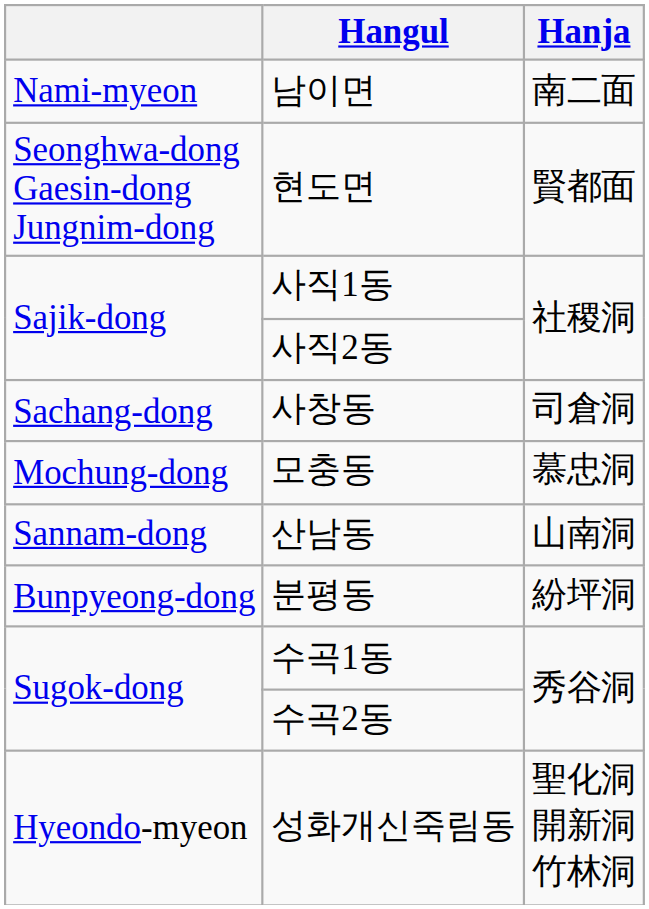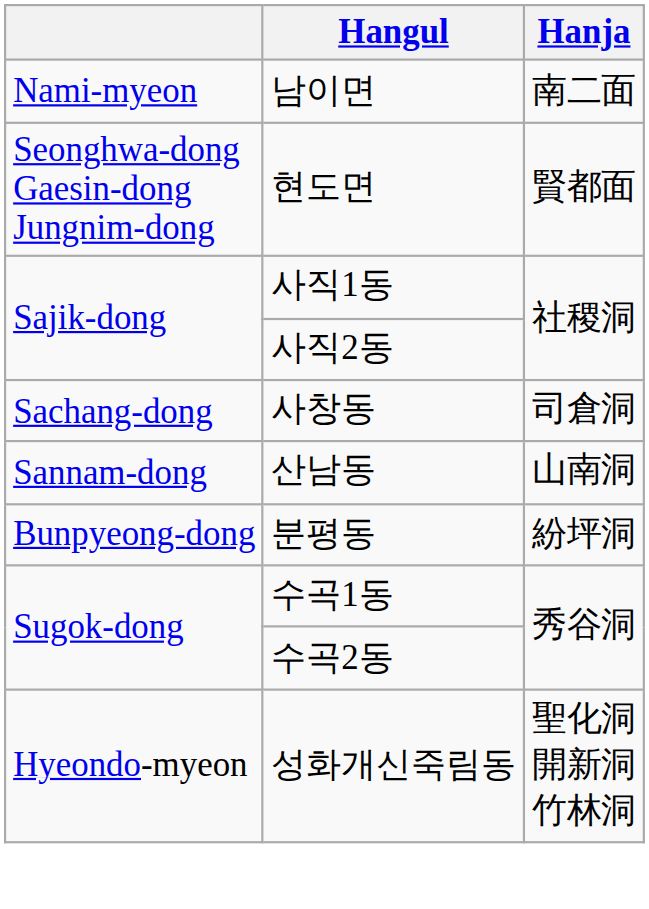- row: (324, 470)
